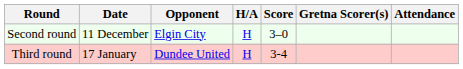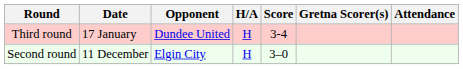rows swapped: (42, 34) <-> (42, 53)
